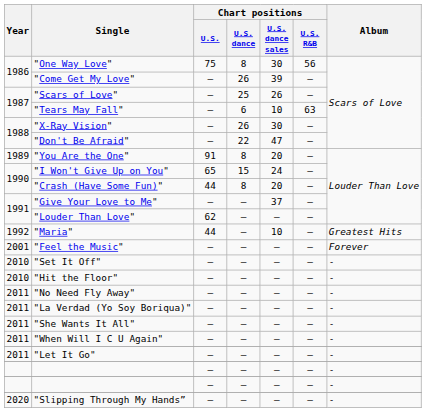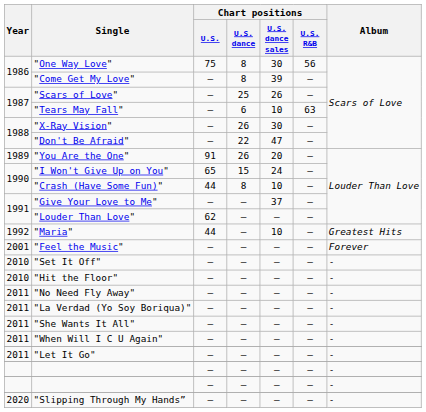(243, 79) 26 -> (243, 79) 8
(243, 156) 8 -> (243, 156) 26
(277, 186) 20 -> (277, 186) 10
